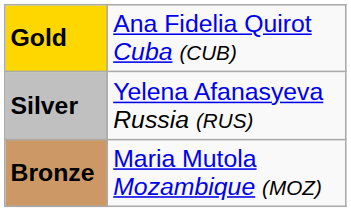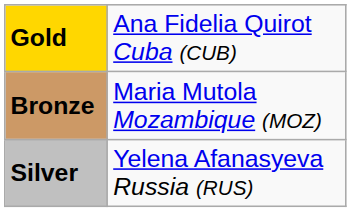rows swapped: (44, 105) <-> (53, 172)
